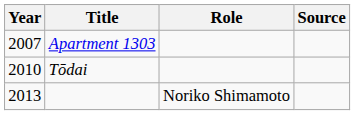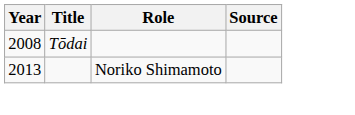- row: (102, 43)
(25, 69) 2010 -> (25, 43) 2008
